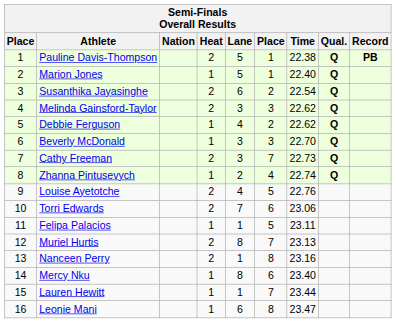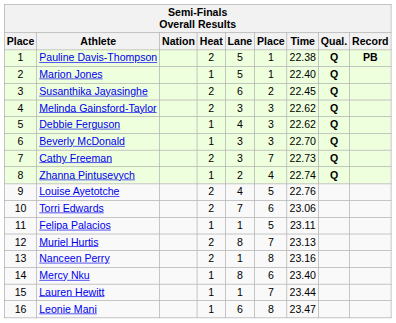(303, 91) 22.54 -> (303, 91) 22.45
(271, 125) 2 -> (271, 125) 3
